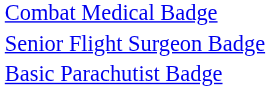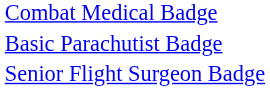rows swapped: (135, 43) <-> (114, 74)
